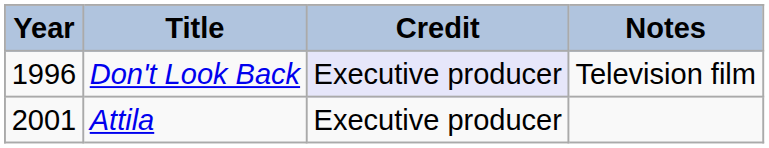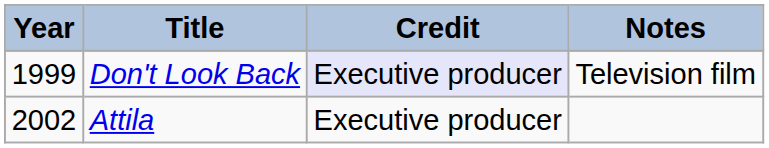(44, 74) 1996 -> (44, 74) 1999
(44, 120) 2001 -> (44, 120) 2002
